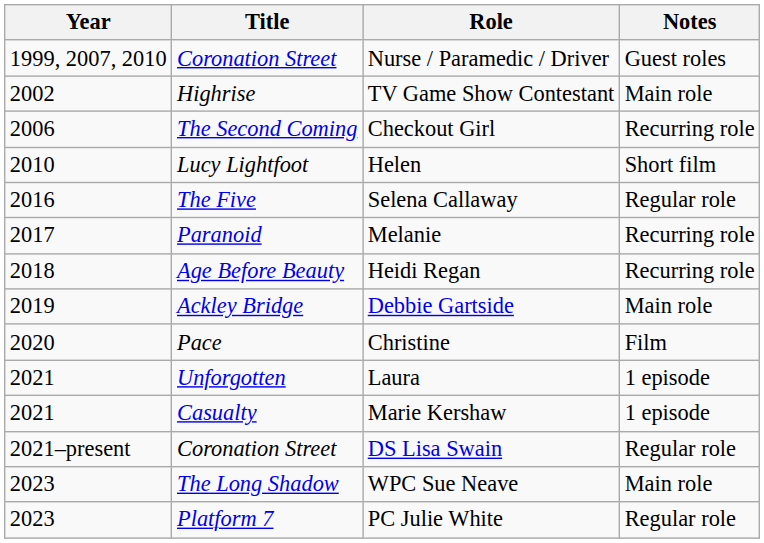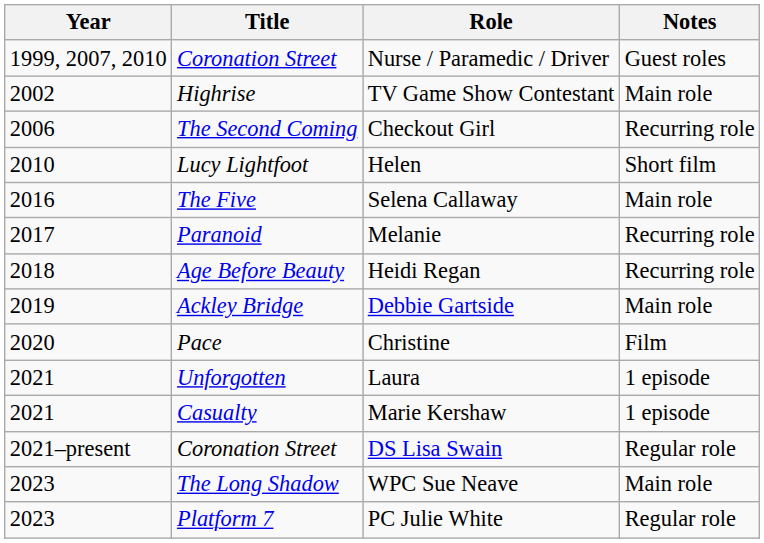(680, 199) Regular role -> (669, 199) Main role
